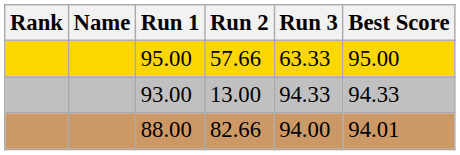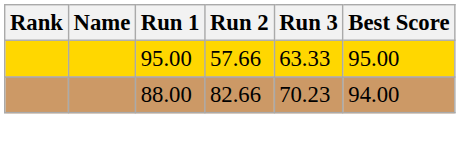- row: (166, 94)
(305, 130) 94.00 -> (305, 94) 70.23
(374, 130) 94.01 -> (374, 94) 94.00
